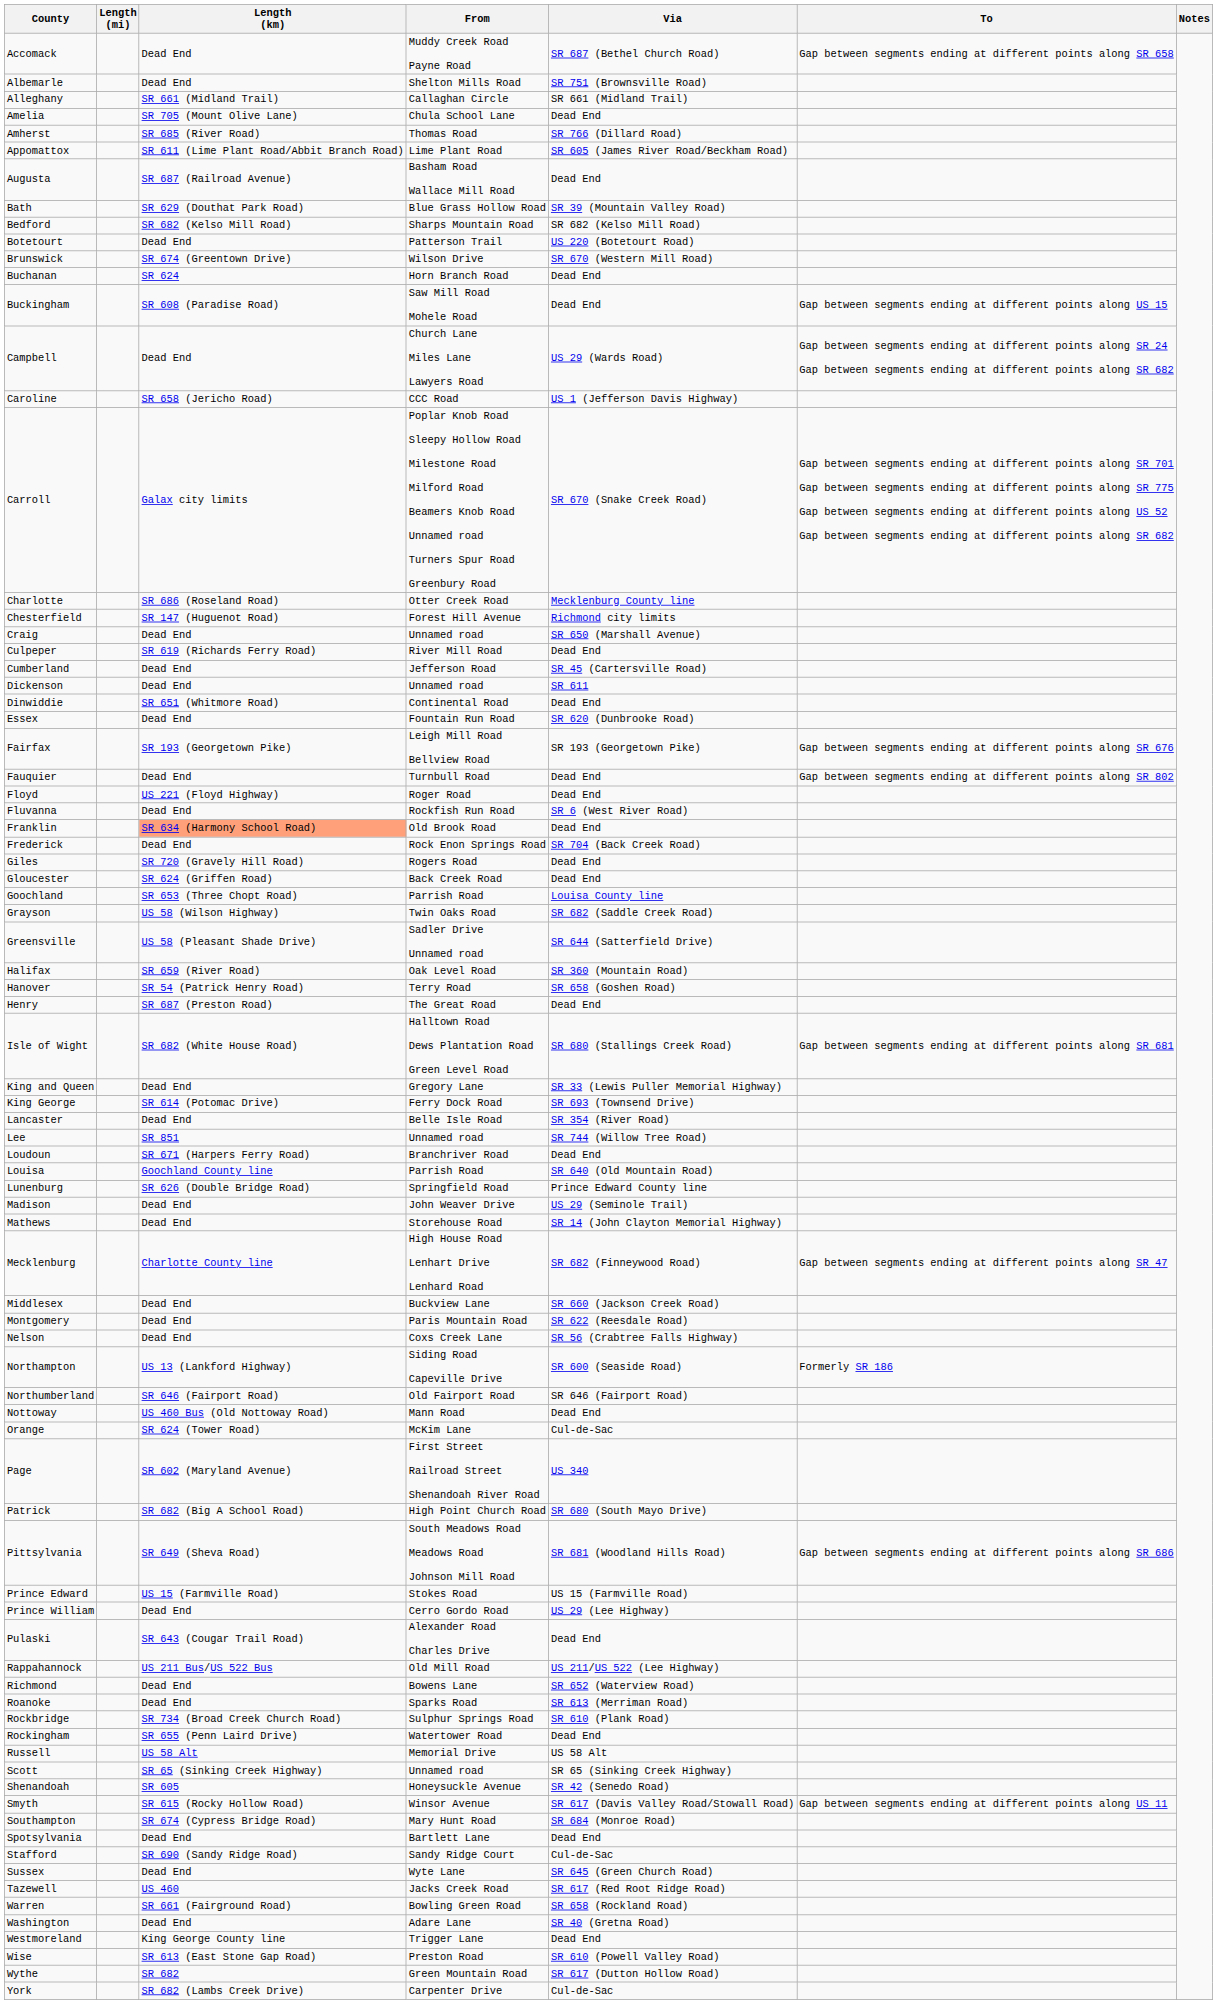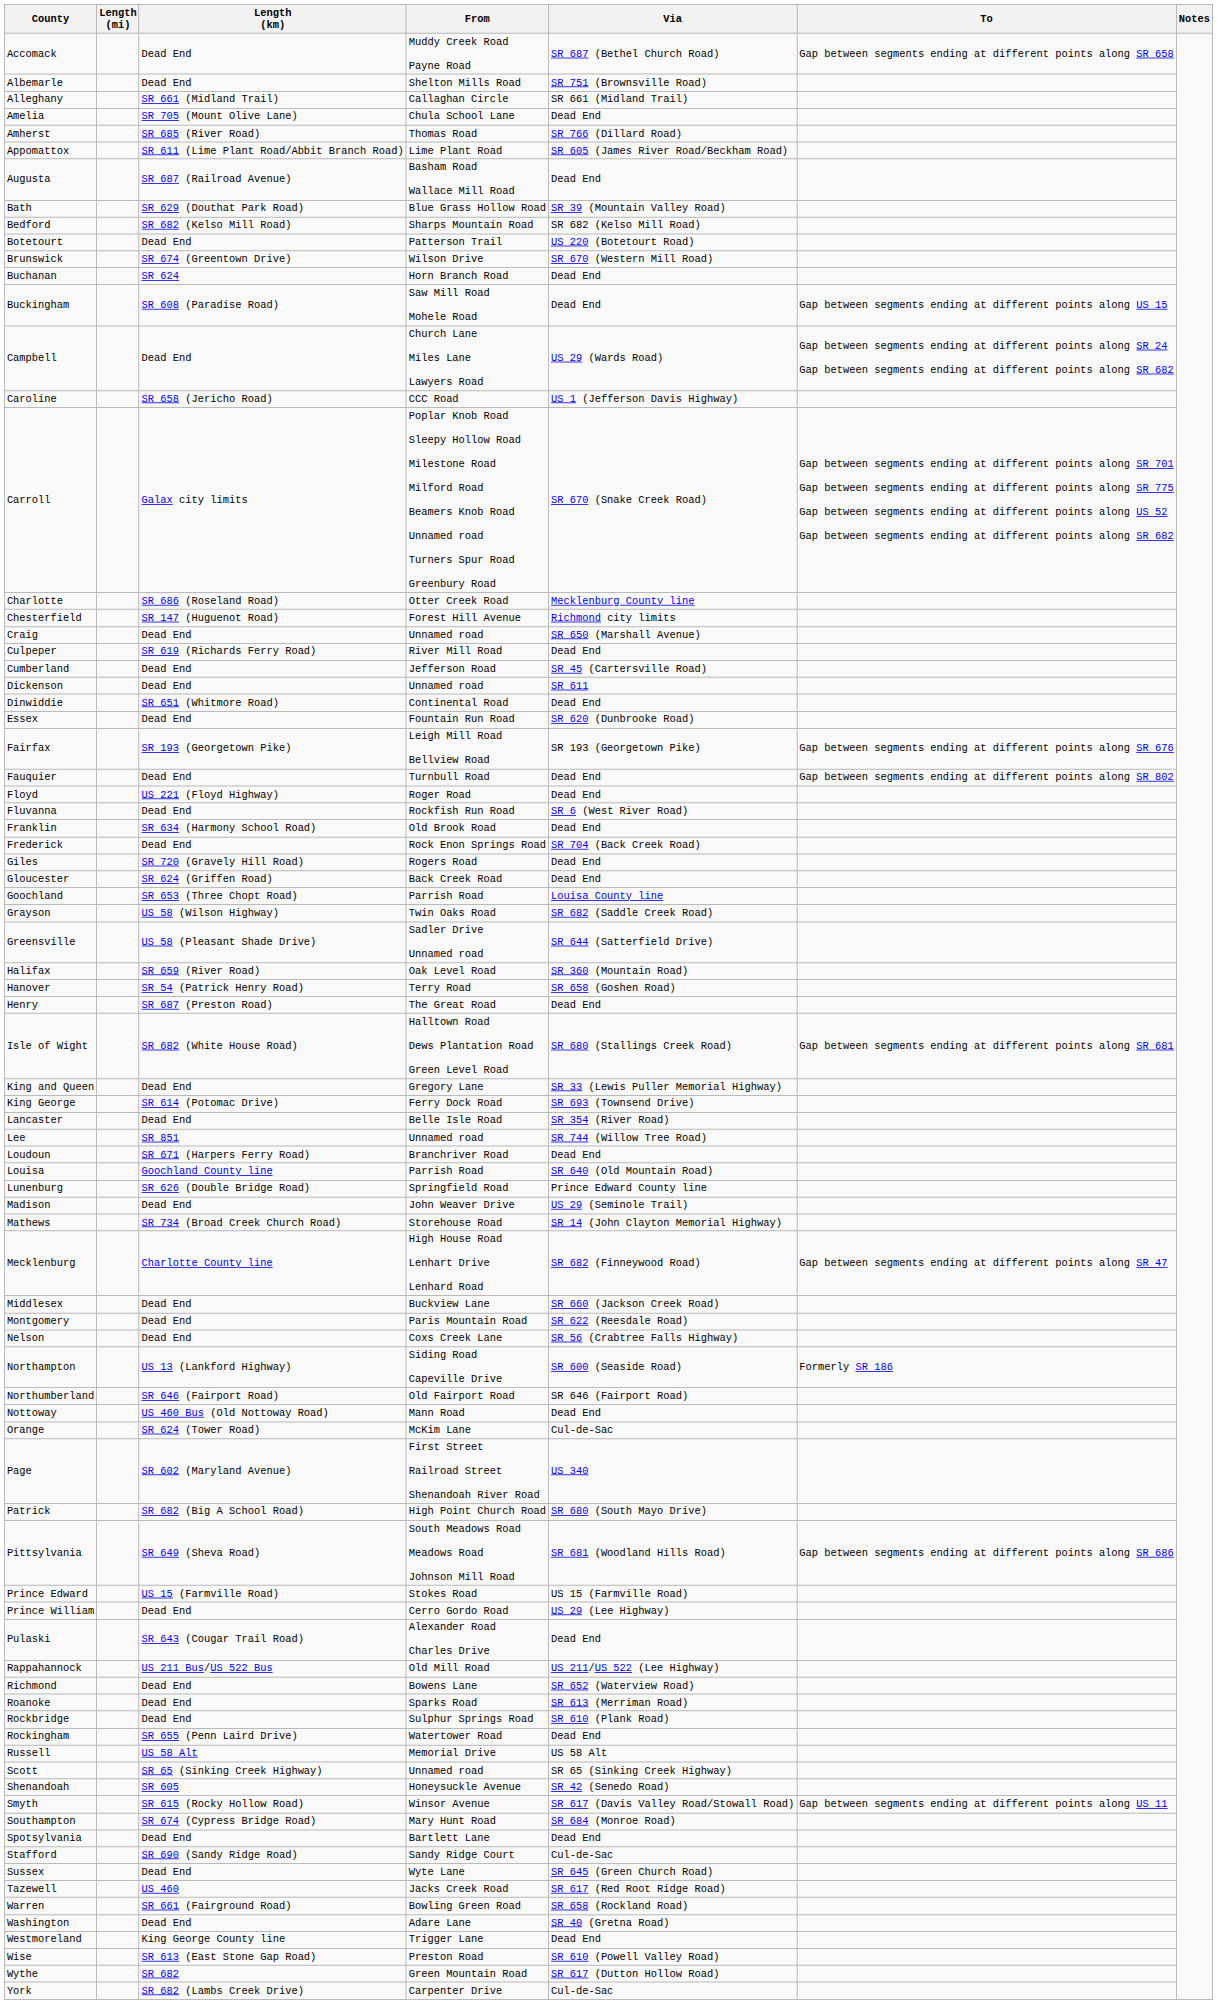(229, 828) lightsalmon background -> (229, 828) no background
(167, 1222) Dead End -> (241, 1222) SR 734 (Broad Creek Church Road)
(241, 1720) SR 734 (Broad Creek Church Road) -> (167, 1720) Dead End
